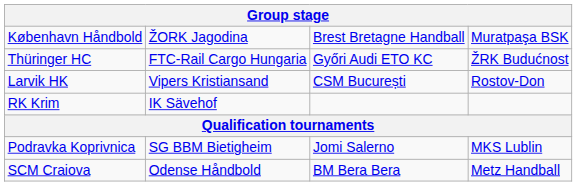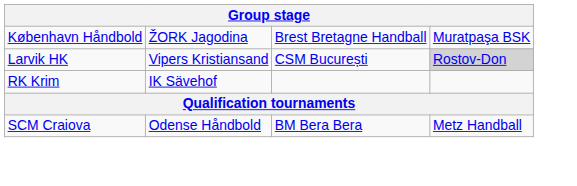- row: (49, 59)
(508, 81) no background -> (470, 59) lightgrey background
- row: (71, 147)
